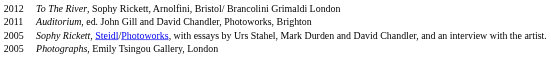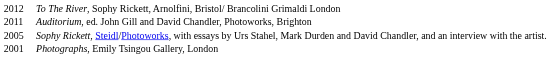(14, 49) 2005 -> (14, 49) 2001
